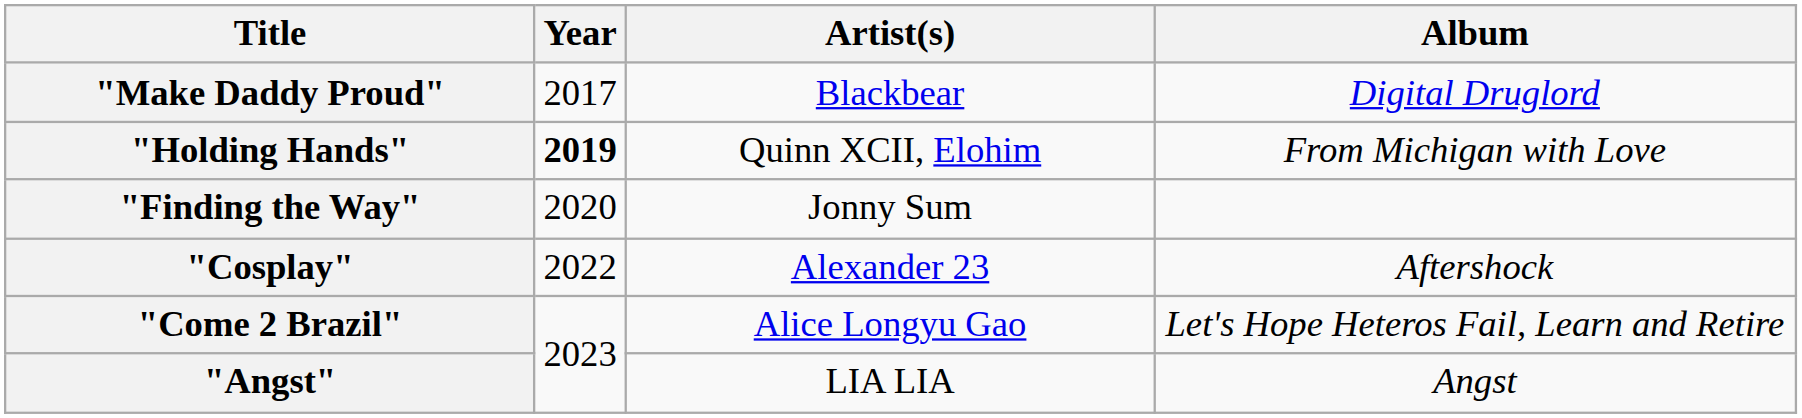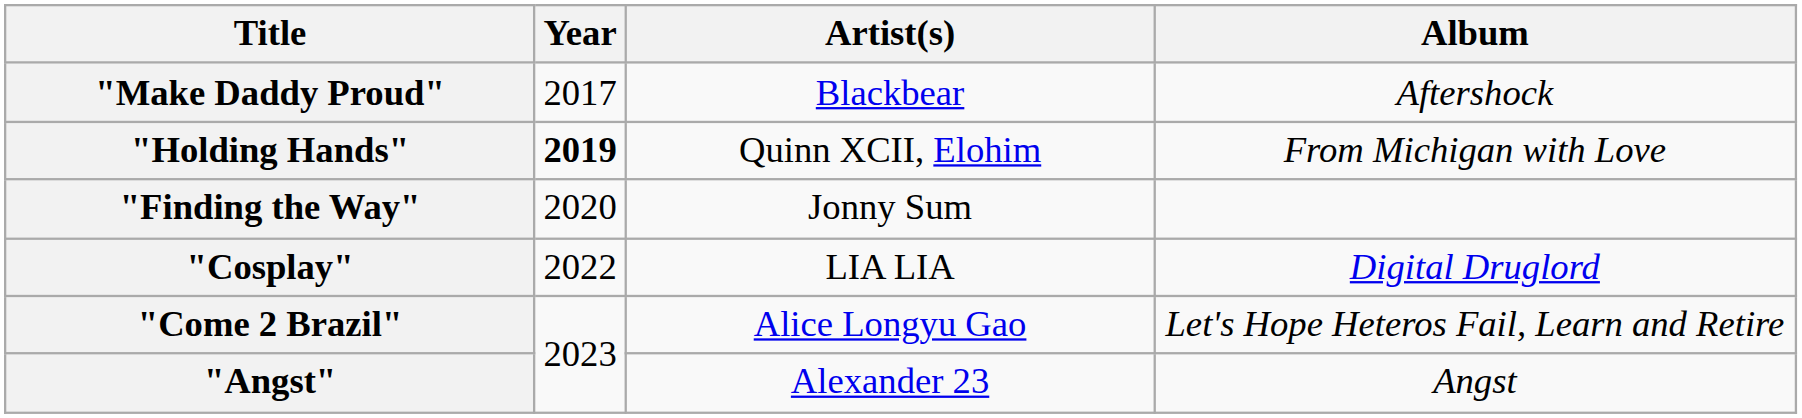(1475, 91) Digital Druglord -> (1475, 91) Aftershock
(890, 265) Alexander 23 -> (890, 265) LIA LIA
(1475, 265) Aftershock -> (1475, 265) Digital Druglord
(890, 382) LIA LIA -> (890, 382) Alexander 23
